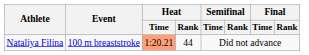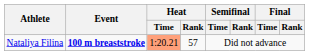(104, 43) normal -> (106, 43) bold
(188, 43) 44 -> (193, 43) 57
